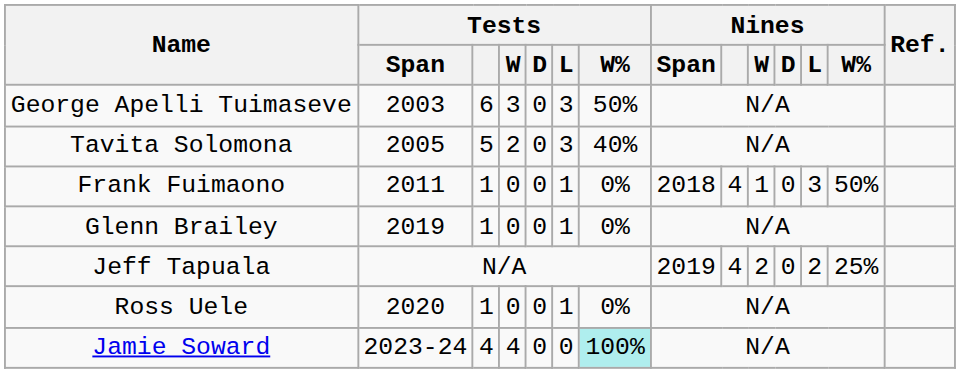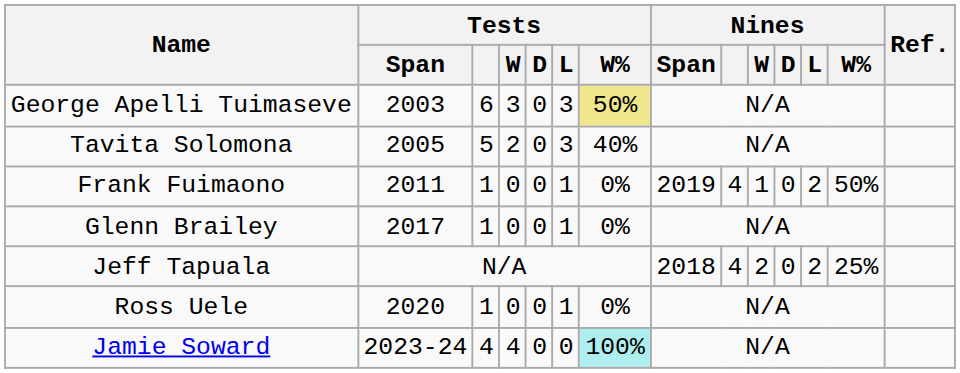(615, 106) no background -> (615, 106) khaki background
(686, 186) 2018 -> (686, 186) 2019
(815, 186) 3 -> (815, 186) 2
(415, 226) 2019 -> (415, 226) 2017
(686, 267) 2019 -> (686, 267) 2018
